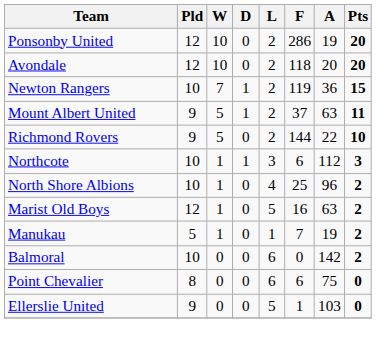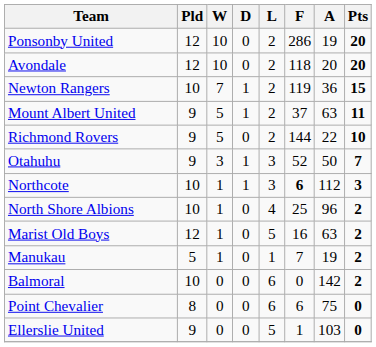+ row: (34, 161)
(300, 161) normal -> (300, 185) bold
